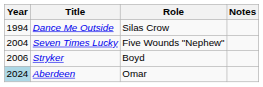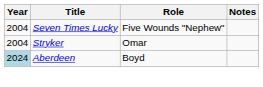- row: (73, 27)
(17, 58) 2006 -> (17, 43) 2004
(133, 58) Boyd -> (135, 43) Omar
(135, 74) Omar -> (133, 58) Boyd
